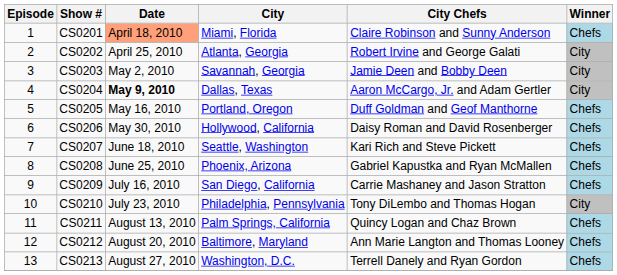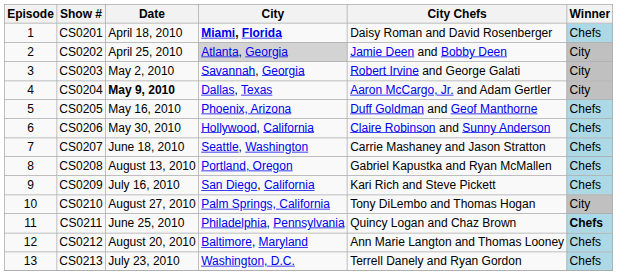(145, 33) lightsalmon background -> (145, 33) no background
(239, 33) normal -> (242, 33) bold
(450, 33) Claire Robinson and Sunny Anderson -> (451, 33) Daisy Roman and David Rosenberger
(245, 52) no background -> (245, 52) lightgrey background
(435, 52) Robert Irvine and George Galati -> (429, 52) Jamie Deen and Bobby Deen
(429, 71) Jamie Deen and Bobby Deen -> (435, 71) Robert Irvine and George Galati
(247, 109) Portland, Oregon -> (246, 109) Phoenix, Arizona
(451, 128) Daisy Roman and David Rosenberger -> (450, 128) Claire Robinson and Sunny Anderson
(423, 147) Kari Rich and Steve Pickett -> (448, 147) Carrie Mashaney and Jason Stratton
(146, 166) June 25, 2010 -> (152, 166) August 13, 2010
(246, 166) Phoenix, Arizona -> (247, 166) Portland, Oregon
(448, 185) Carrie Mashaney and Jason Stratton -> (423, 185) Kari Rich and Steve Pickett
(144, 204) July 23, 2010 -> (152, 204) August 27, 2010
(273, 204) Philadelphia, Pennsylvania -> (266, 204) Palm Springs, California
(152, 223) August 13, 2010 -> (146, 223) June 25, 2010
(266, 223) Palm Springs, California -> (273, 223) Philadelphia, Pennsylvania
(585, 223) normal -> (586, 223) bold
(152, 261) August 27, 2010 -> (144, 261) July 23, 2010
